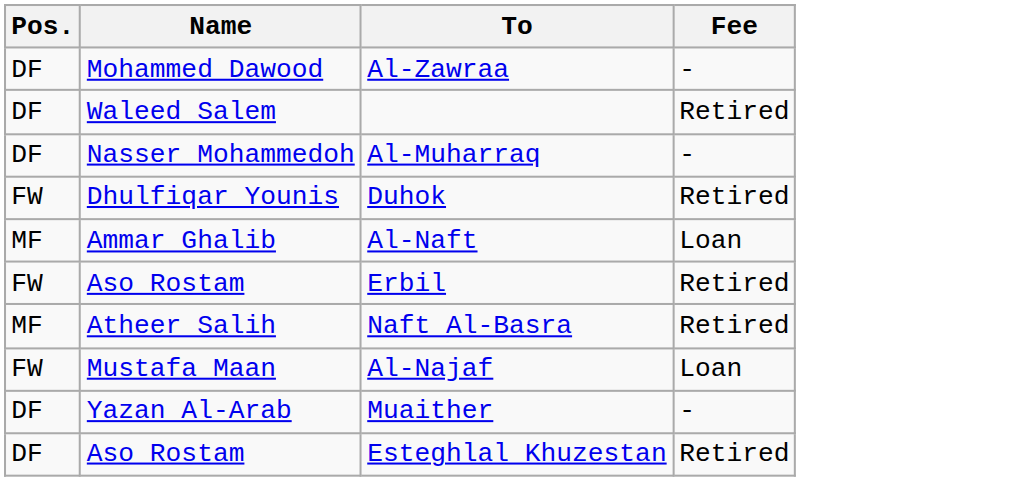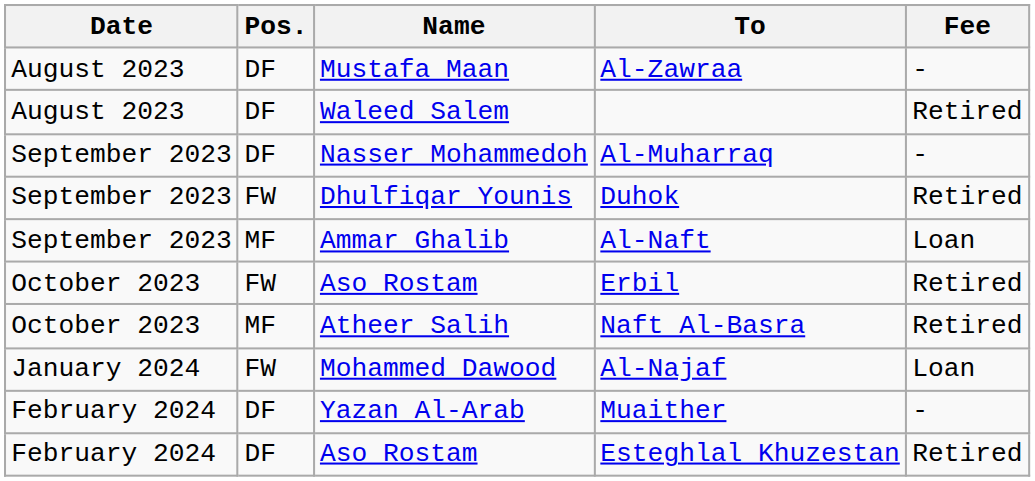+ column: (122, 26)
(205, 69) Mohammed Dawood -> (415, 69) Mustafa Maan
(181, 369) Mustafa Maan -> (438, 369) Mohammed Dawood
